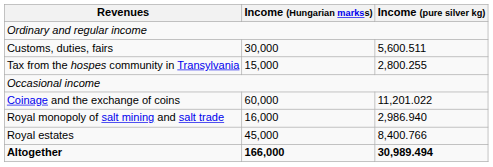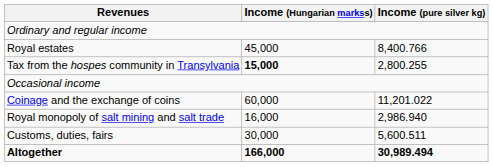rows swapped: (40, 135) <-> (60, 48)
(261, 65) normal -> (261, 65) bold
